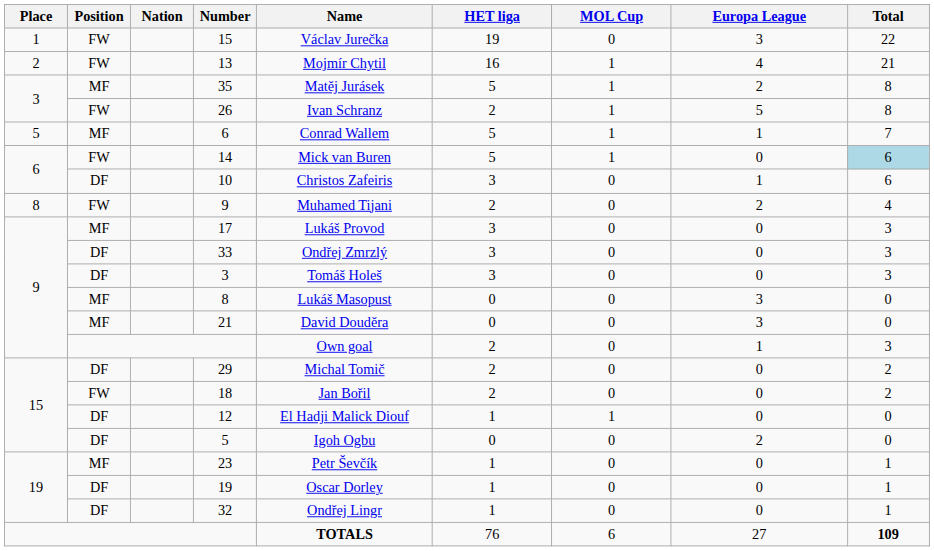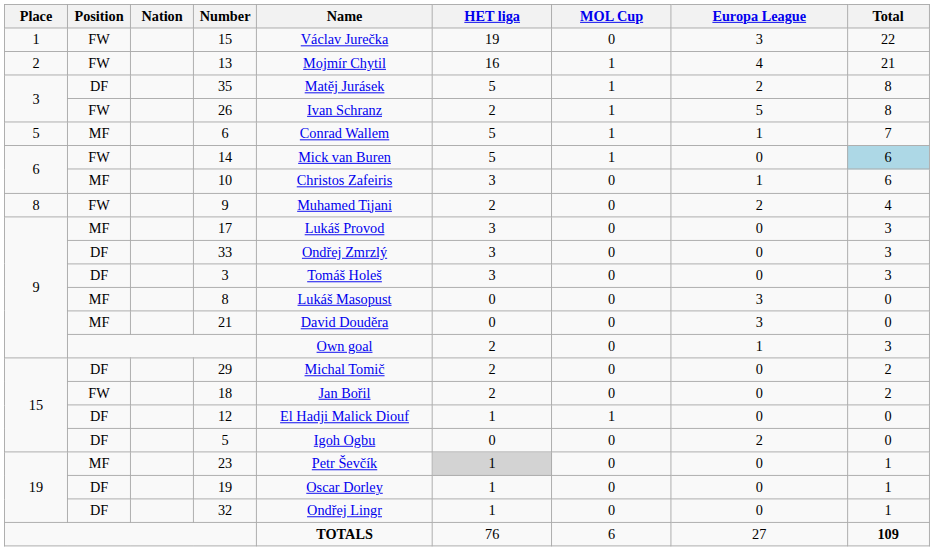(99, 87) MF -> (99, 87) DF
(99, 181) DF -> (99, 181) MF
(492, 464) no background -> (492, 464) lightgrey background
